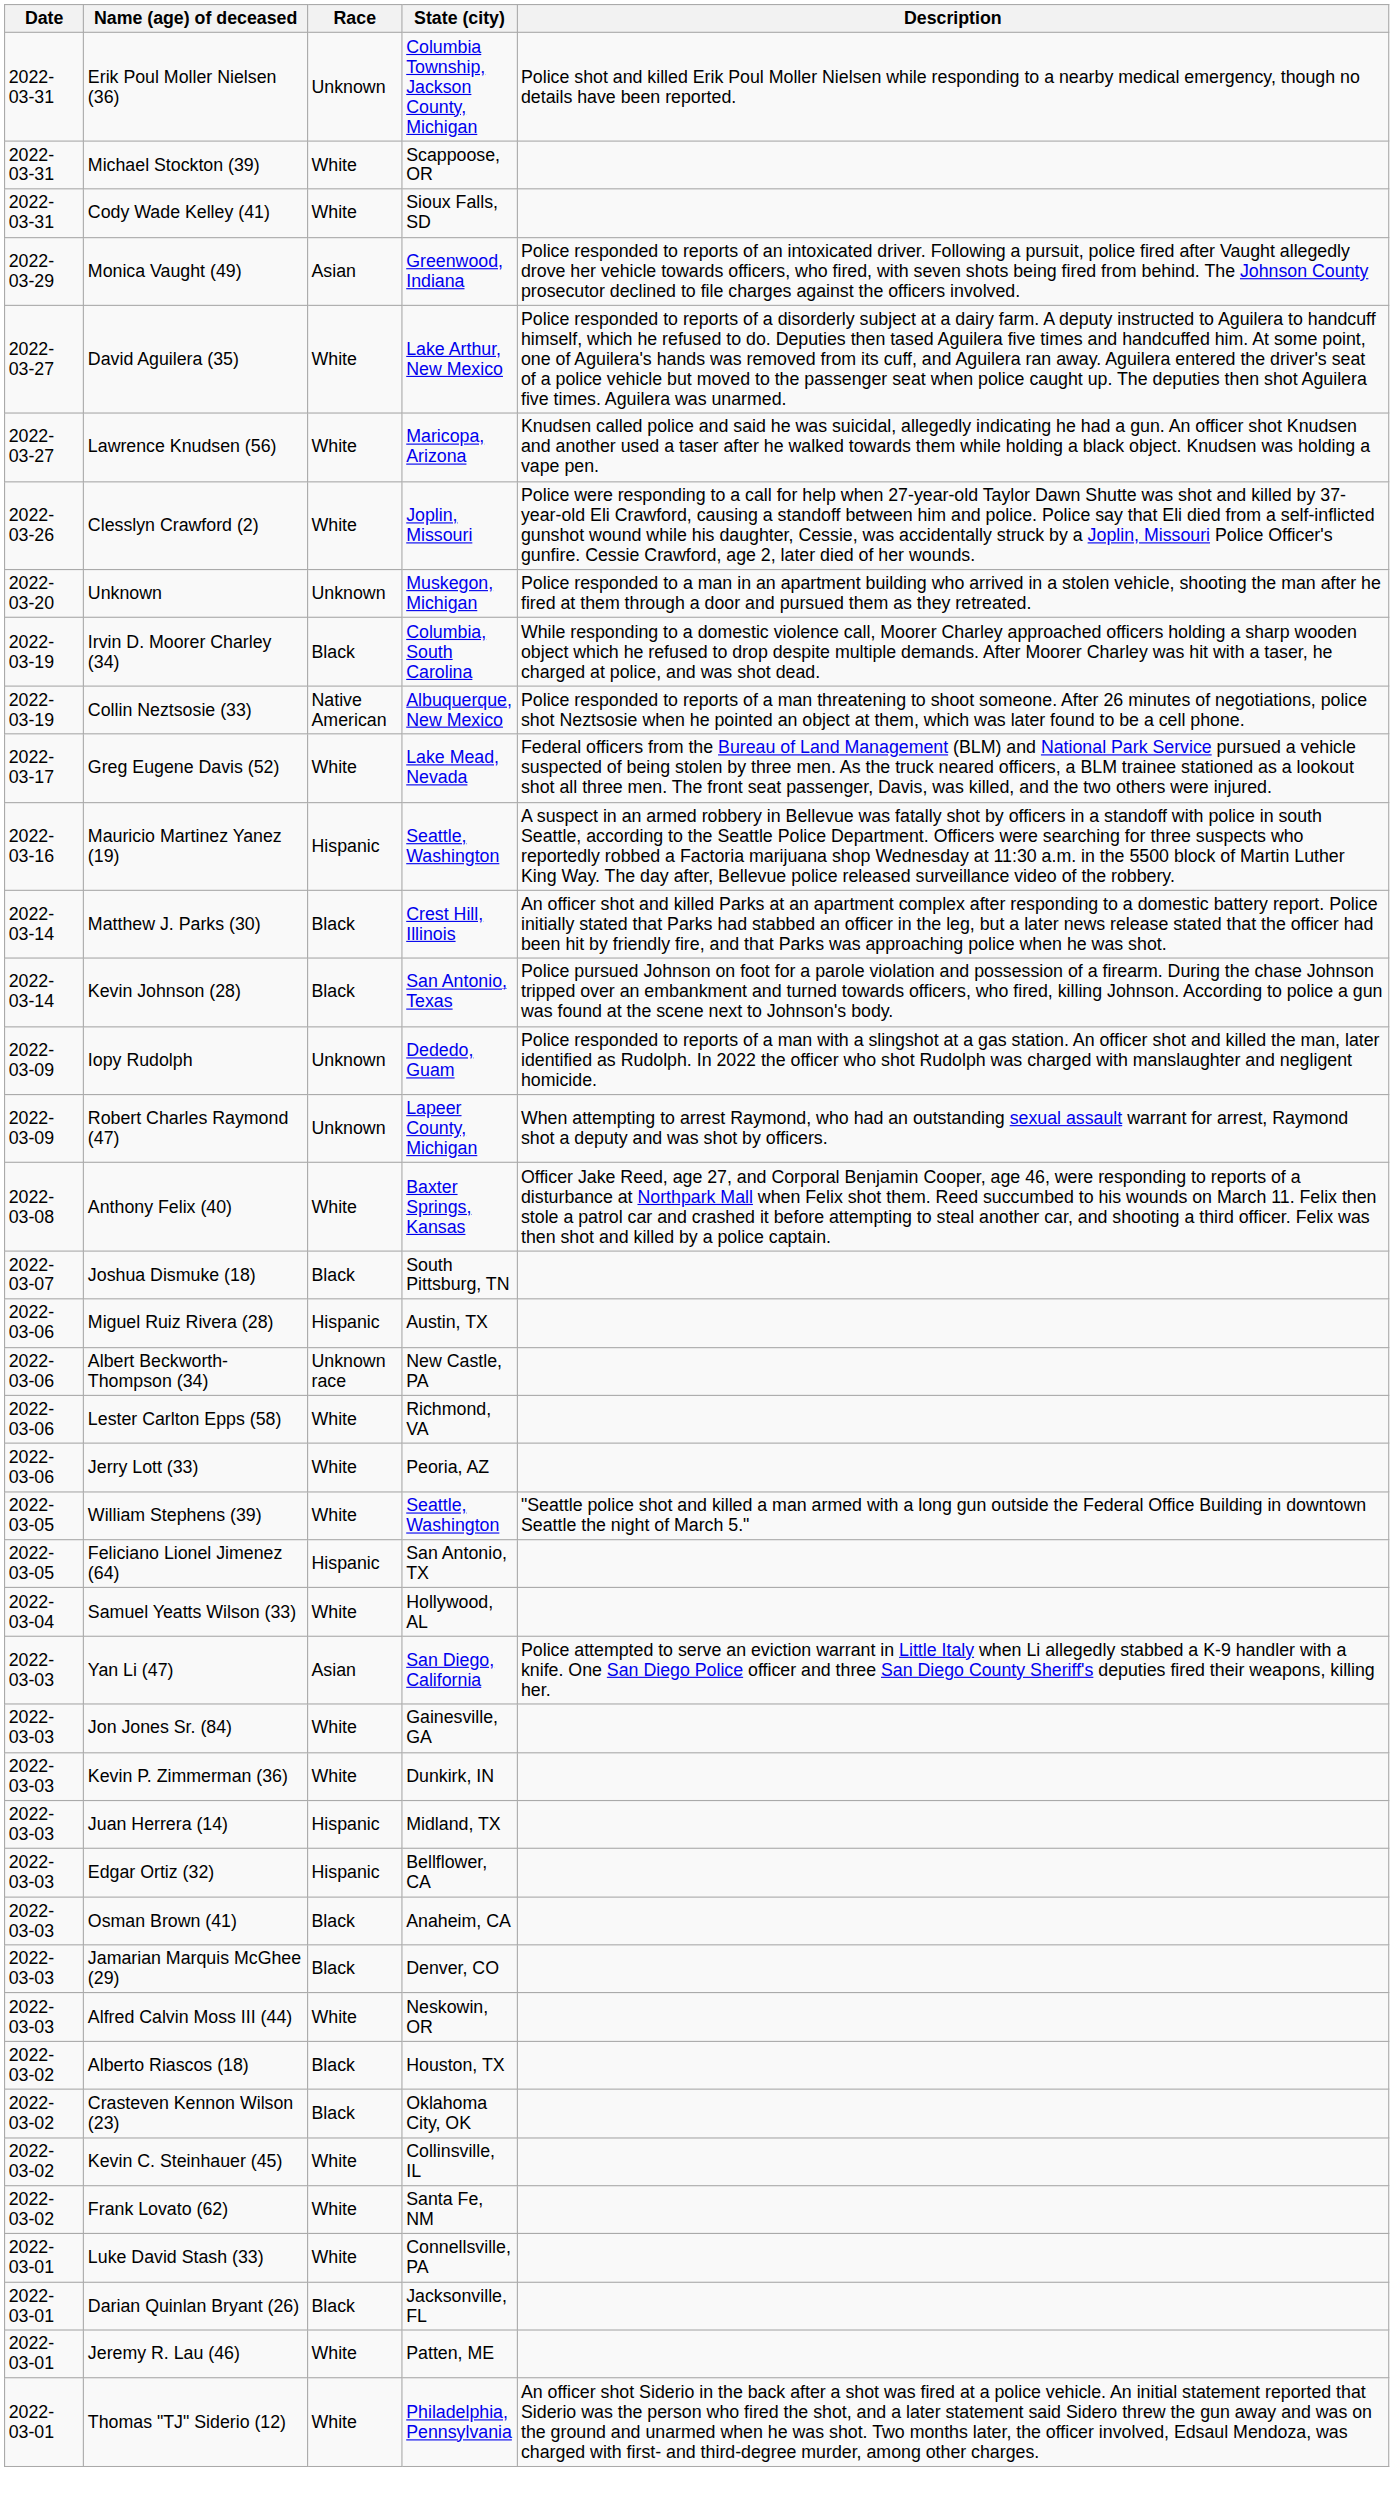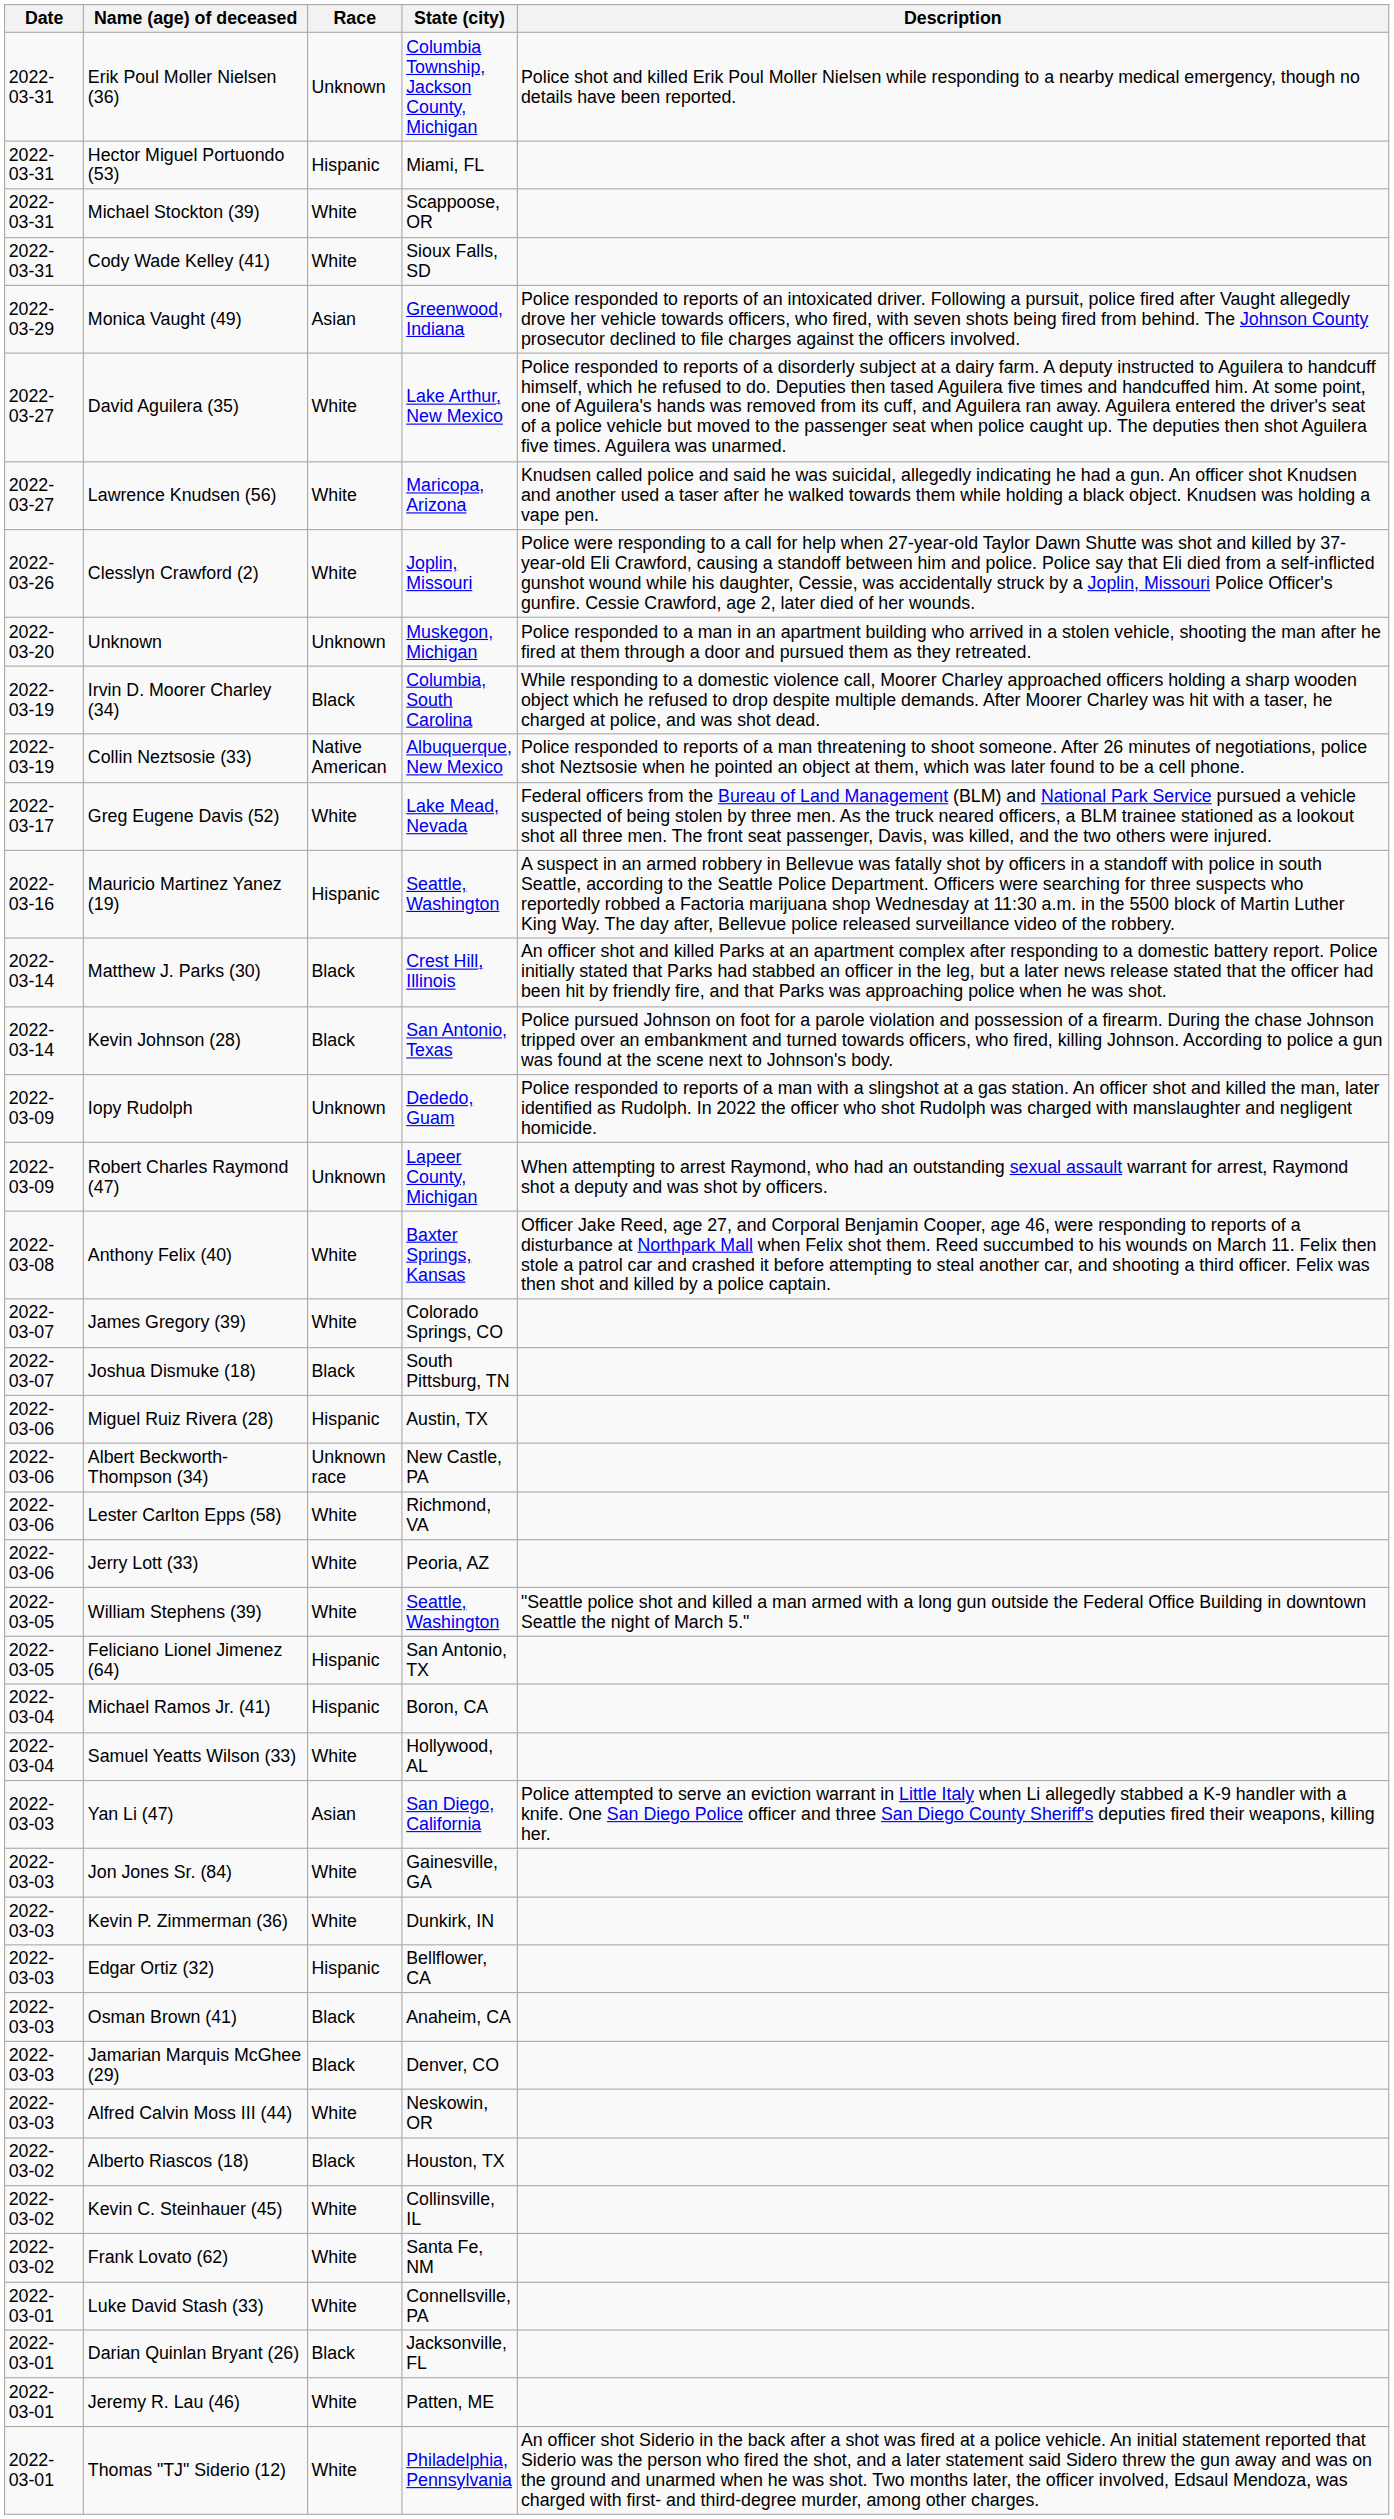+ row: (186, 164)
+ row: (167, 1322)
+ row: (179, 1708)
- row: (158, 1824)
- row: (191, 2113)
